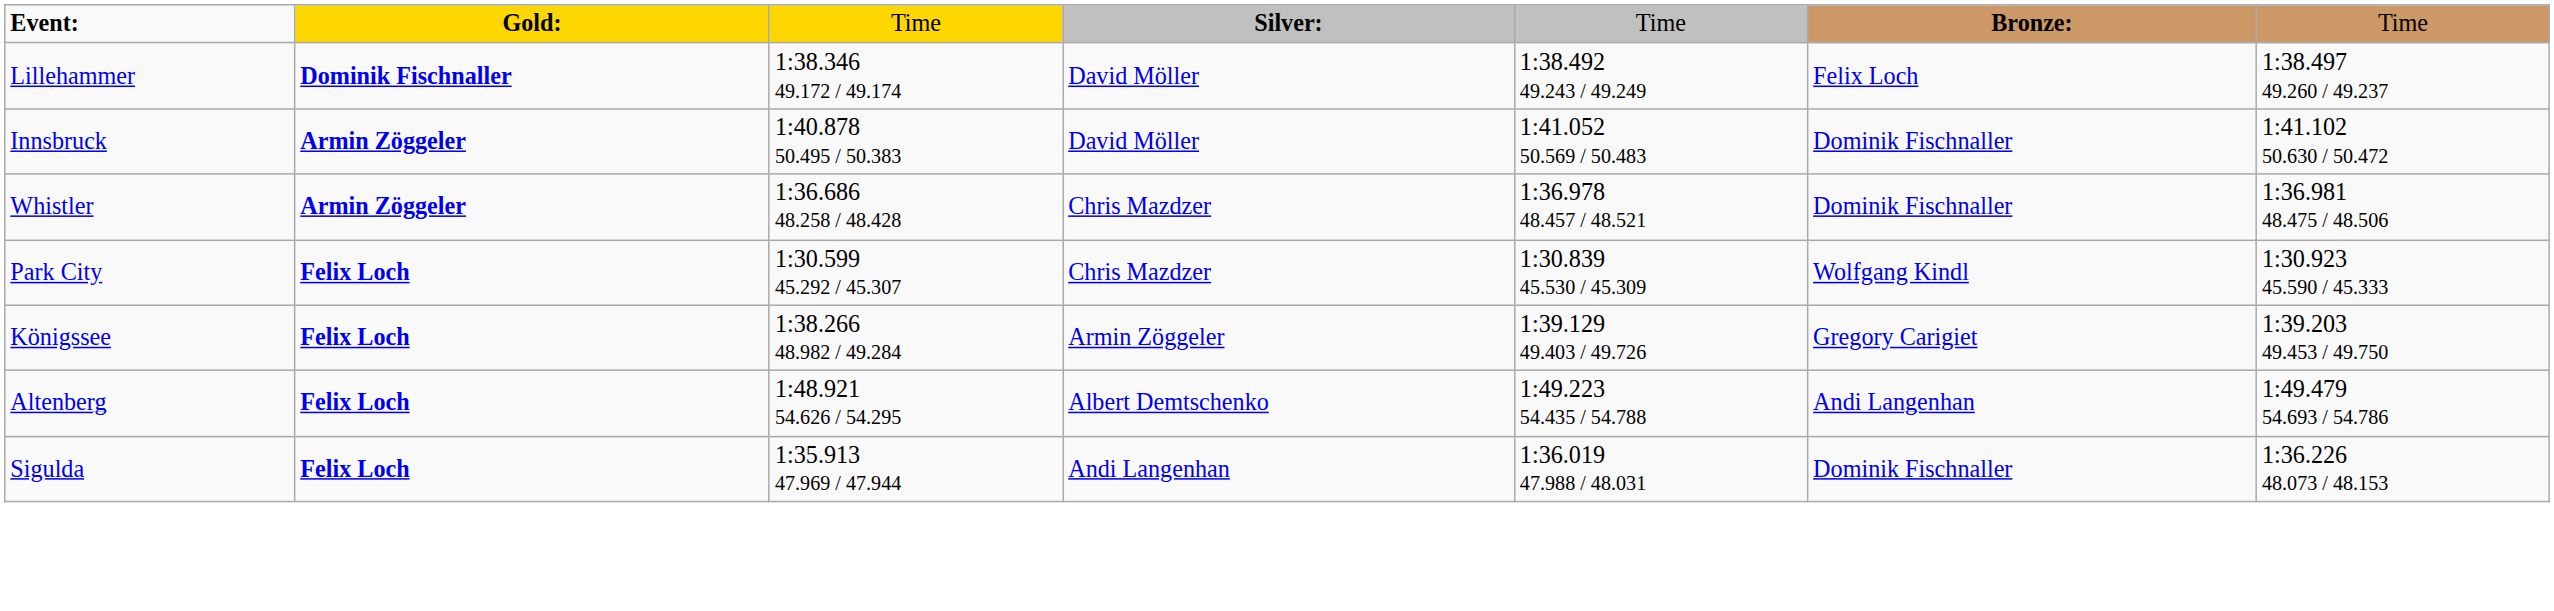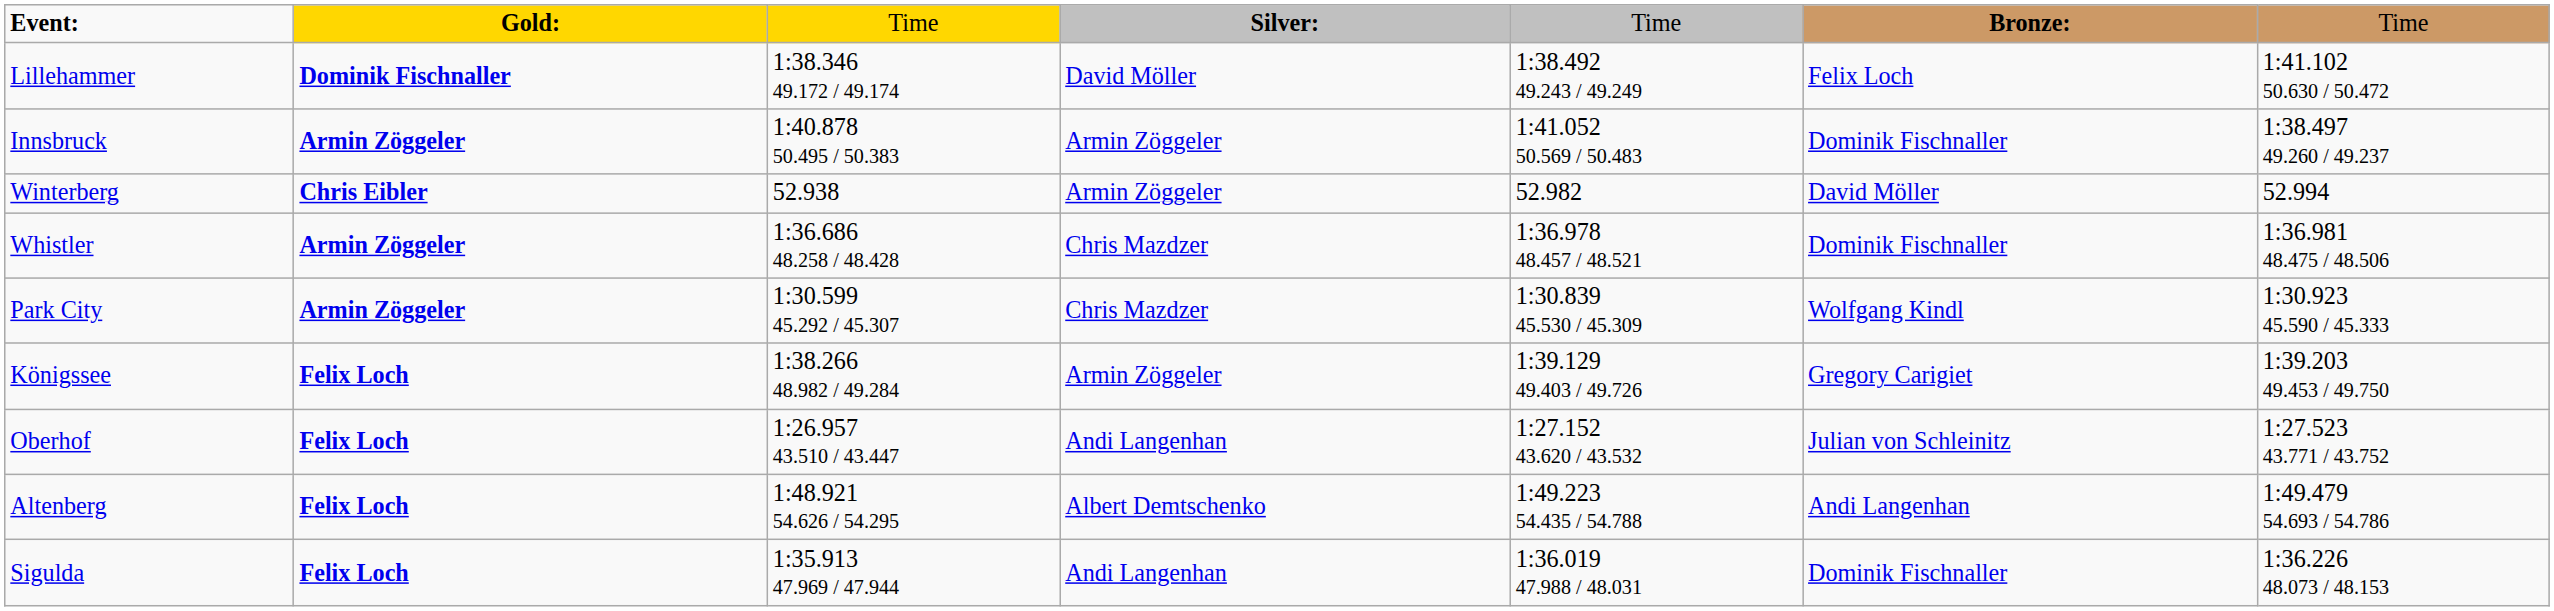(2325, 75) 1:38.497 49.260 / 49.237 -> (2326, 75) 1:41.102 50.630 / 50.472
(1134, 141) David Möller -> (1143, 141) Armin Zöggeler
(2325, 141) 1:41.102 50.630 / 50.472 -> (2326, 141) 1:38.497 49.260 / 49.237
+ row: (65, 192)
(355, 272) Felix Loch -> (382, 310) Armin Zöggeler
+ row: (51, 441)
